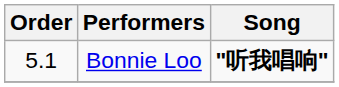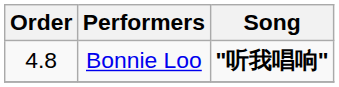(41, 61) 5.1 -> (41, 61) 4.8
